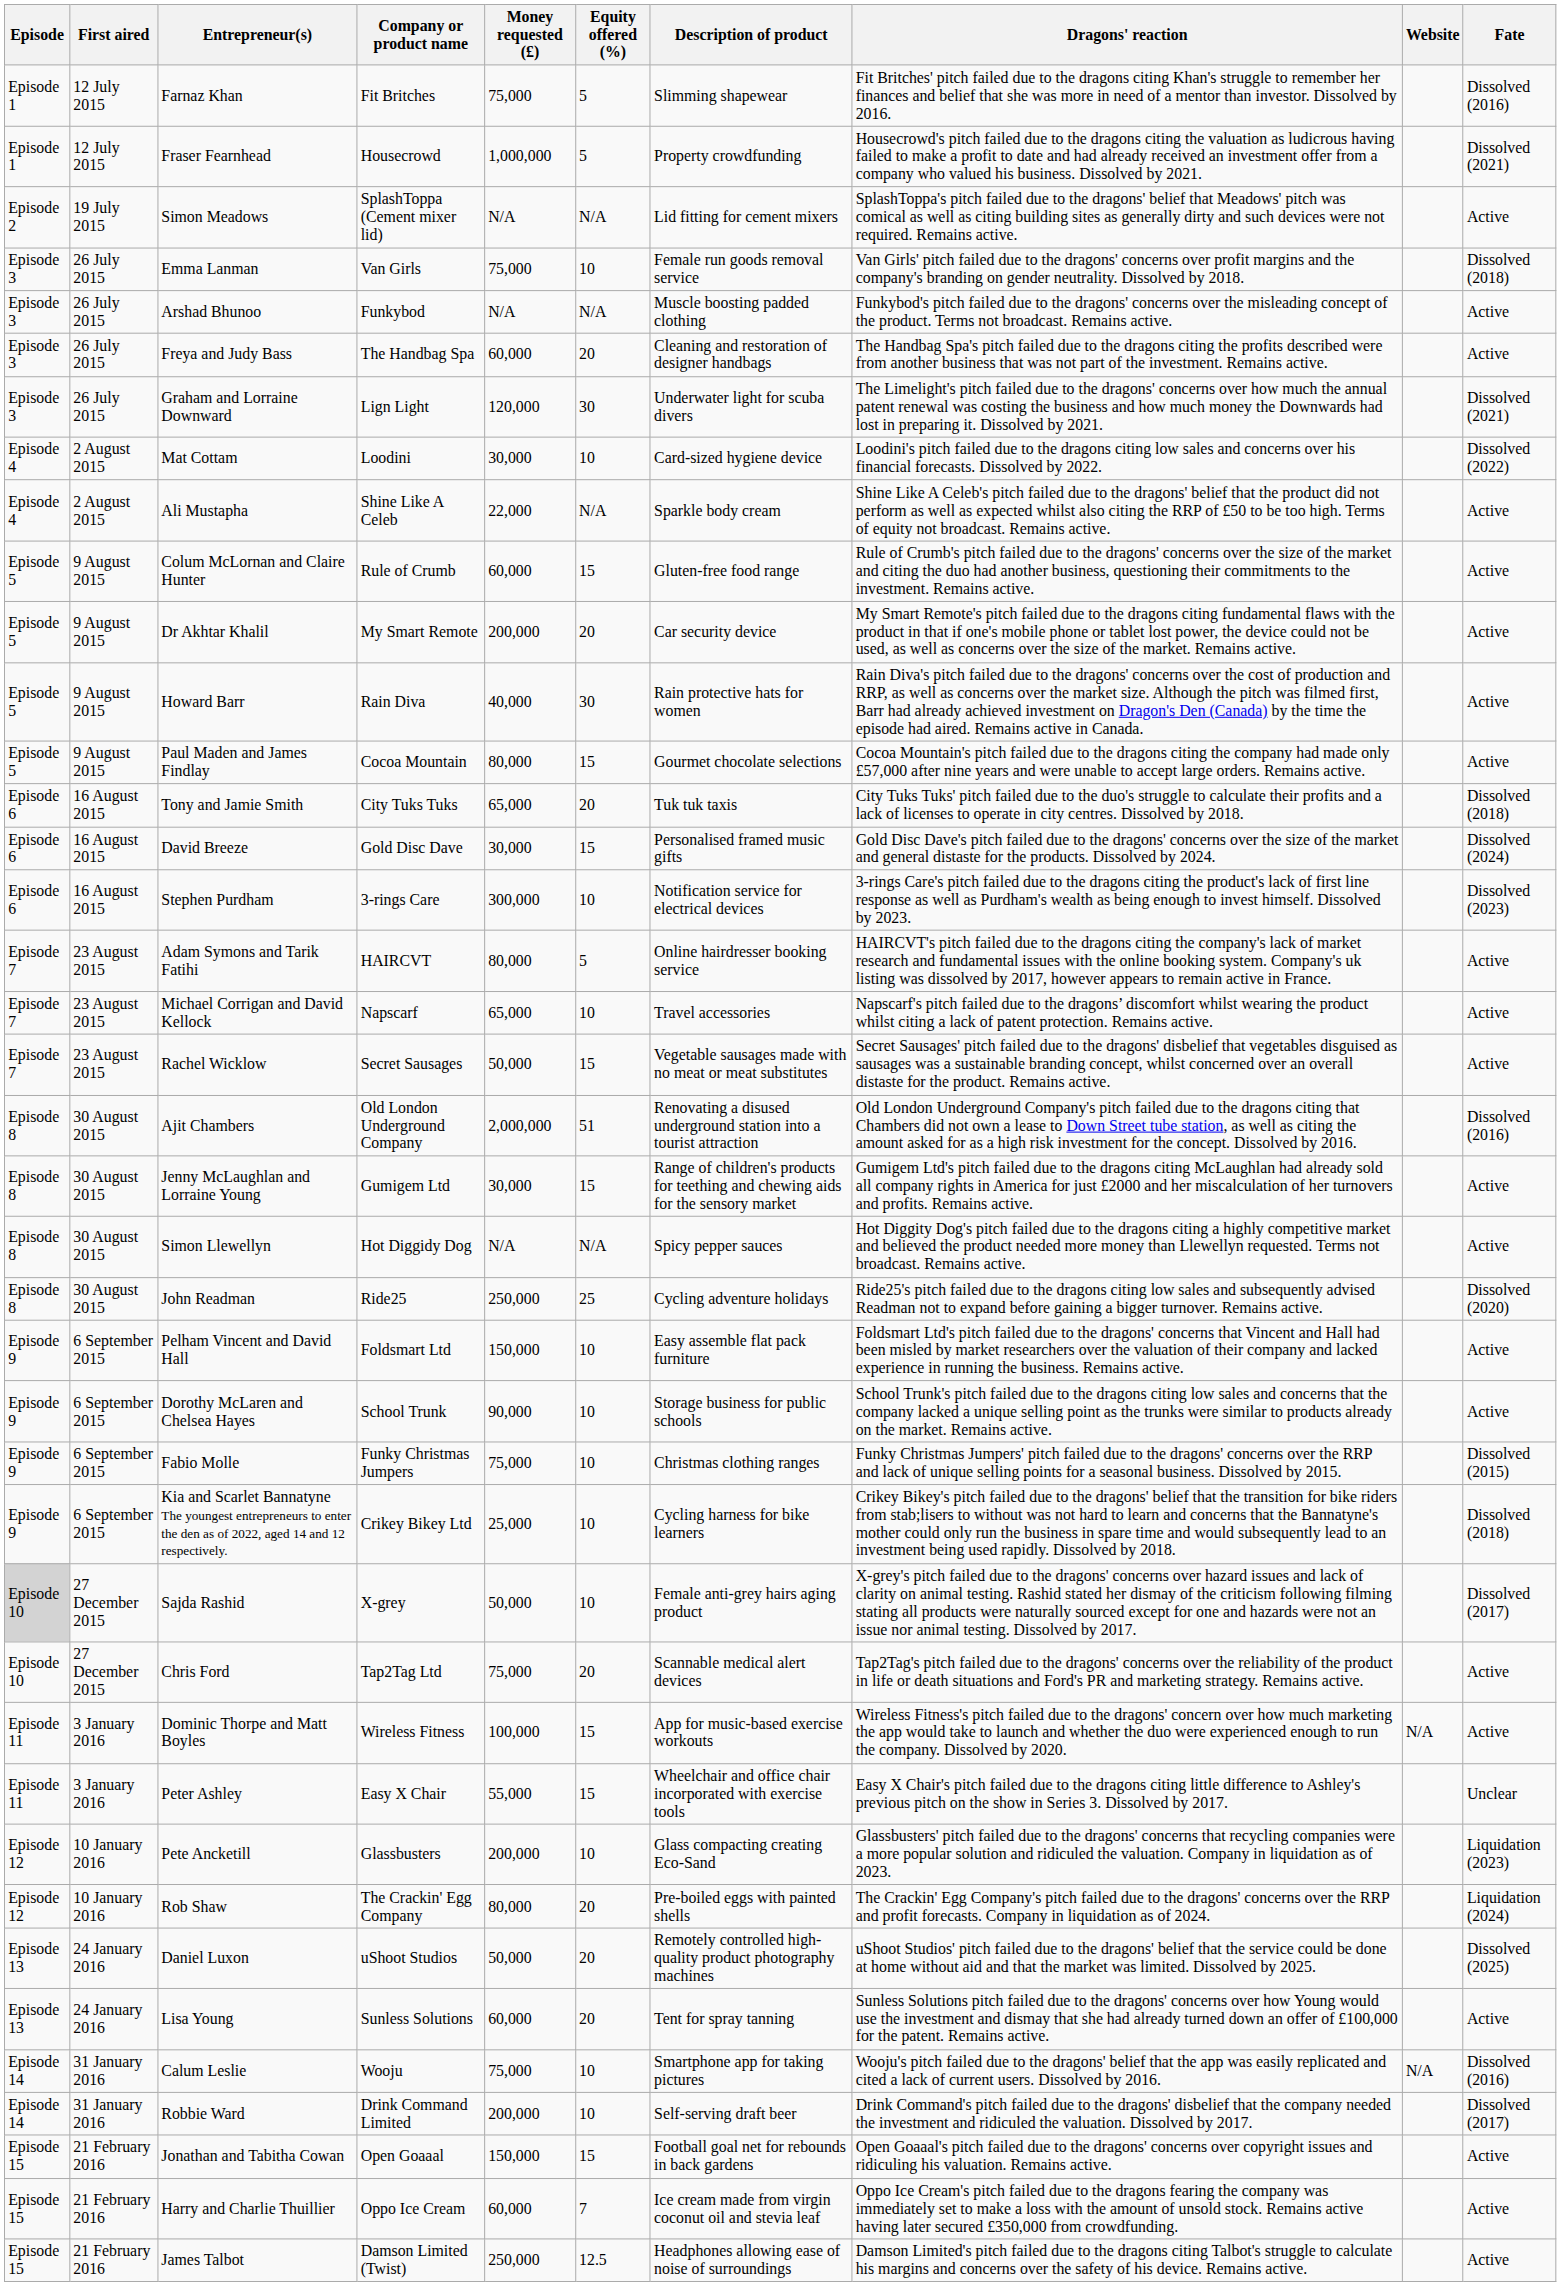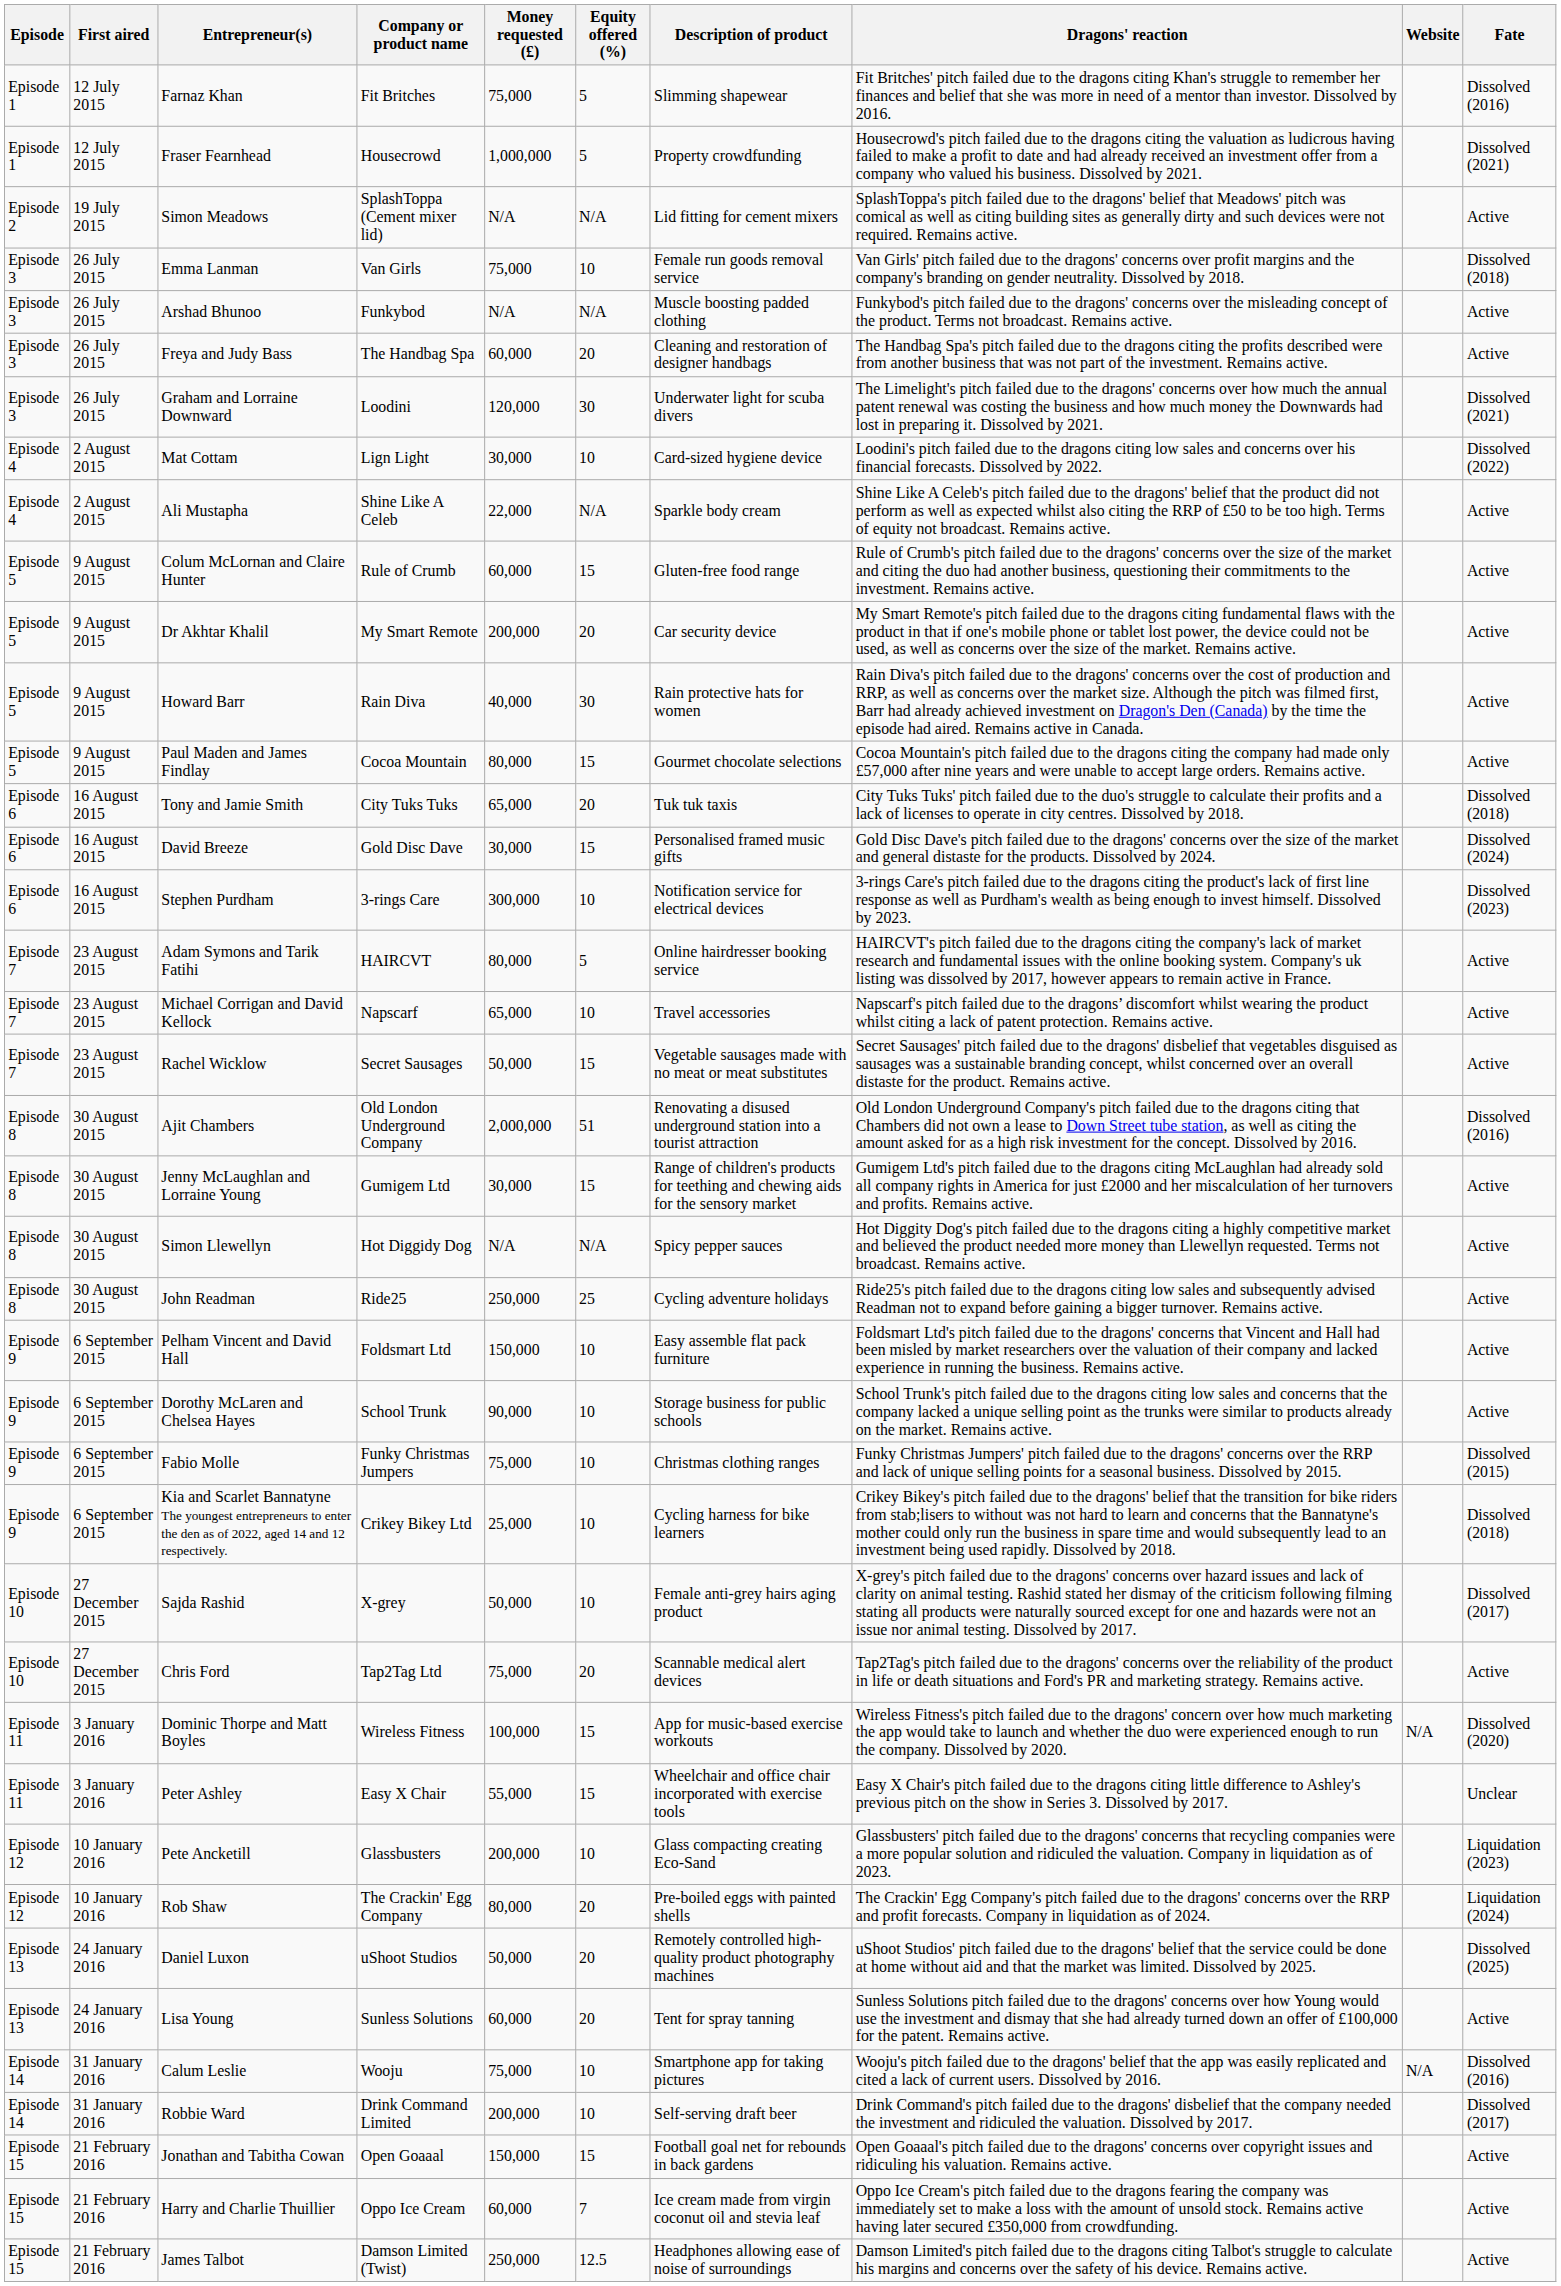(395, 406) Lign Light -> (386, 406) Loodini
(386, 458) Loodini -> (395, 458) Lign Light
(1499, 1298) Dissolved (2020) -> (1488, 1298) Active
(34, 1602) lightgrey background -> (34, 1602) no background
(1488, 1732) Active -> (1499, 1732) Dissolved (2020)
